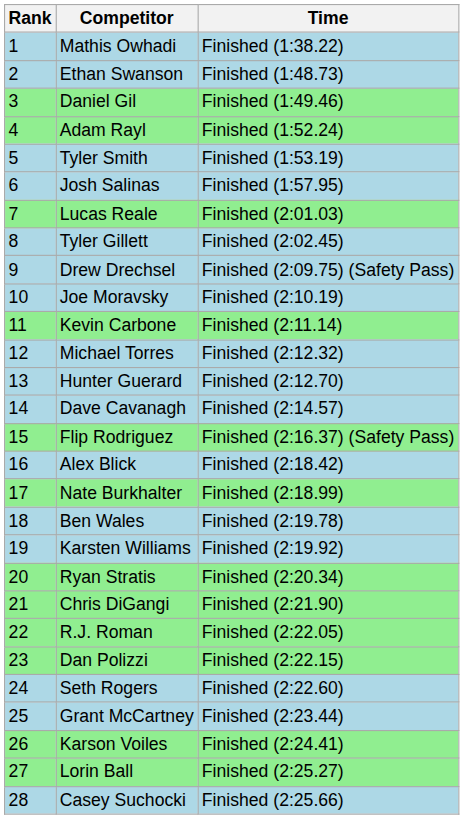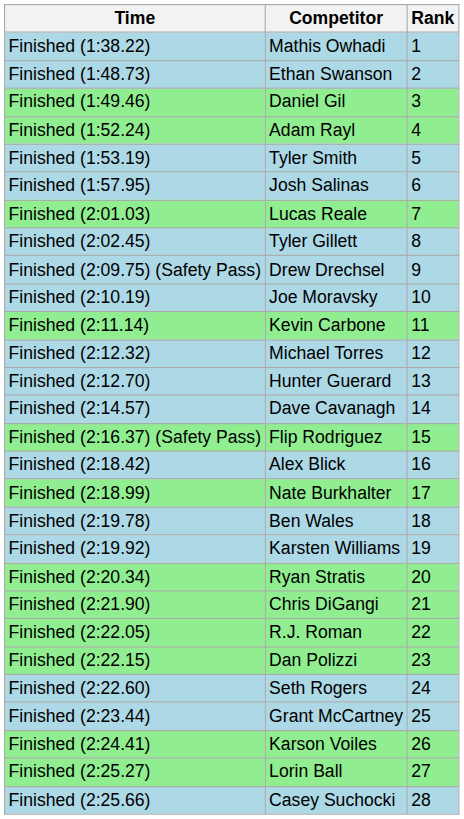columns swapped: (30, 18) <-> (328, 18)
